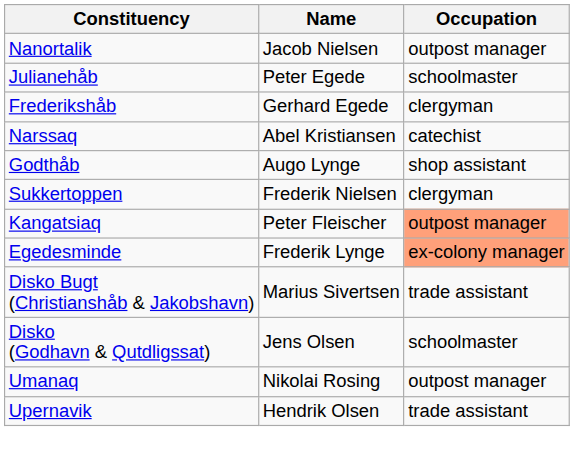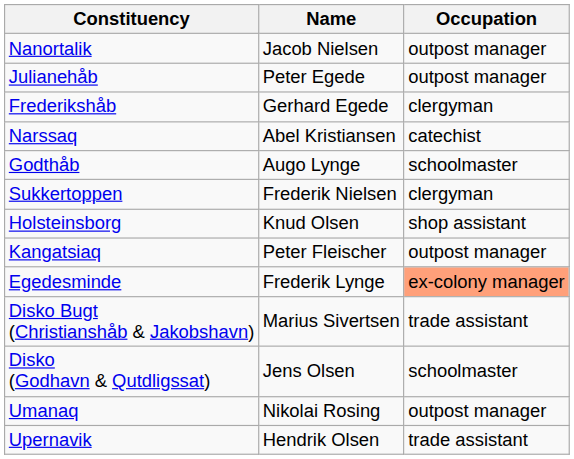(463, 77) schoolmaster -> (477, 77) outpost manager
(467, 164) shop assistant -> (463, 164) schoolmaster
+ row: (65, 223)
(477, 223) lightsalmon background -> (477, 252) no background
